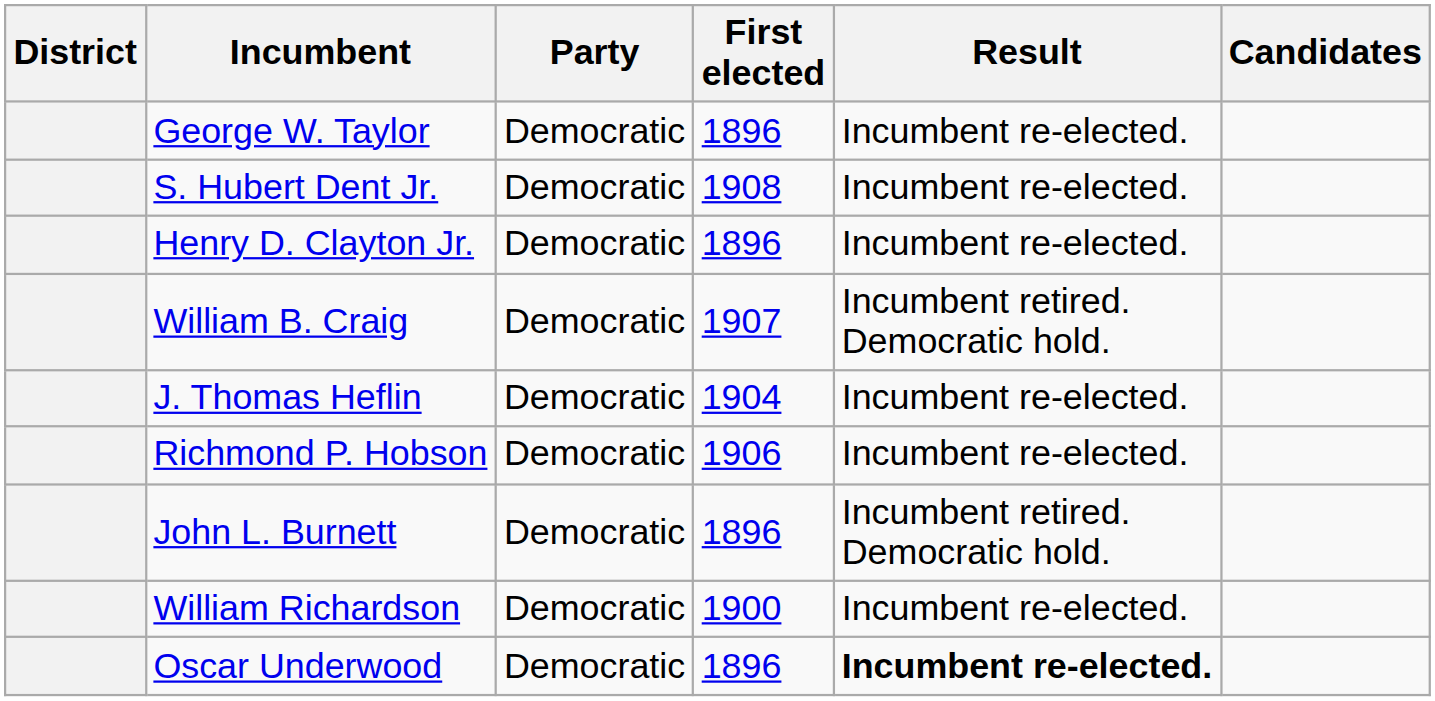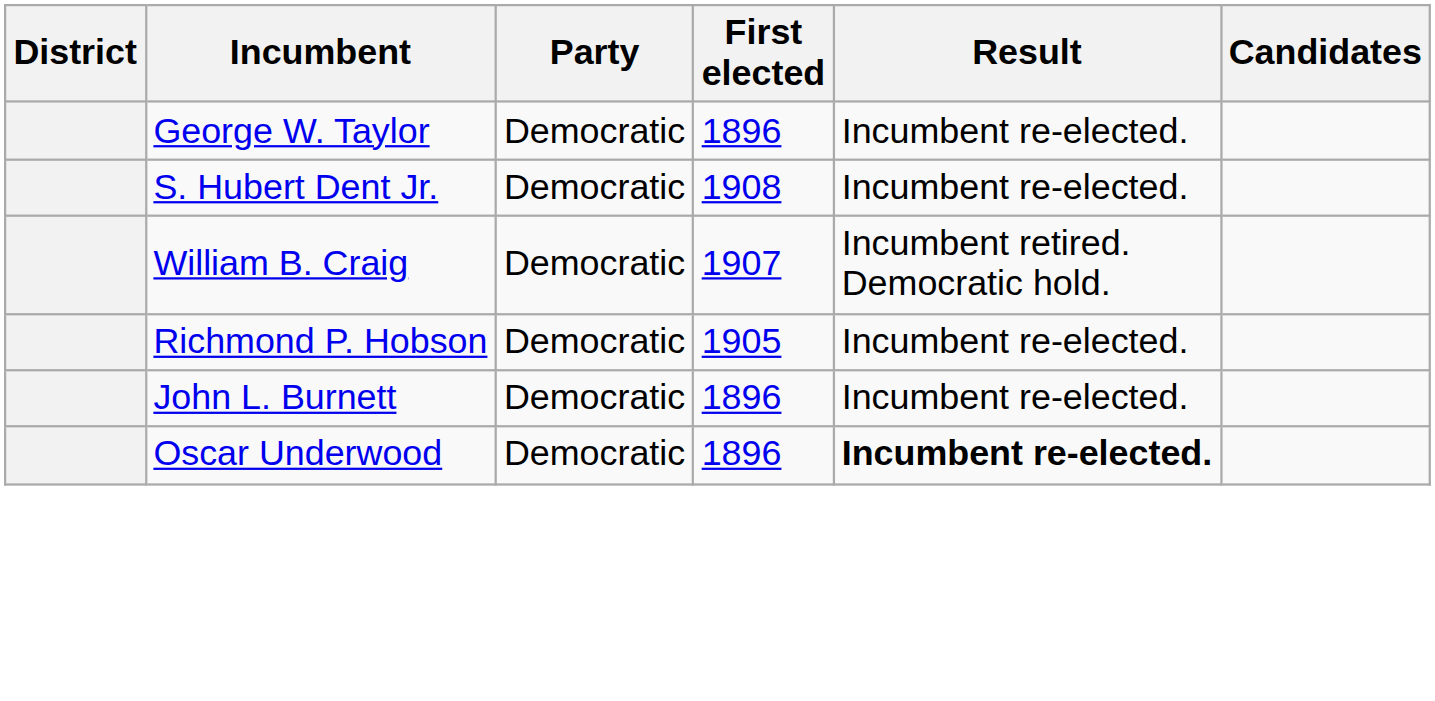- row: (314, 243)
- row: (287, 397)
(742, 454) 1906 -> (742, 340) 1905
(986, 531) Incumbent retired. Democratic hold. -> (1015, 397) Incumbent re-elected.
- row: (307, 608)
